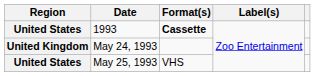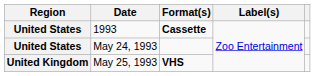(48, 46) United Kingdom -> (48, 46) United States
(48, 63) United States -> (48, 63) United Kingdom
(173, 63) normal -> (173, 63) bold
